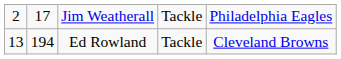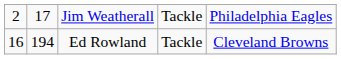(16, 41) 13 -> (16, 41) 16
